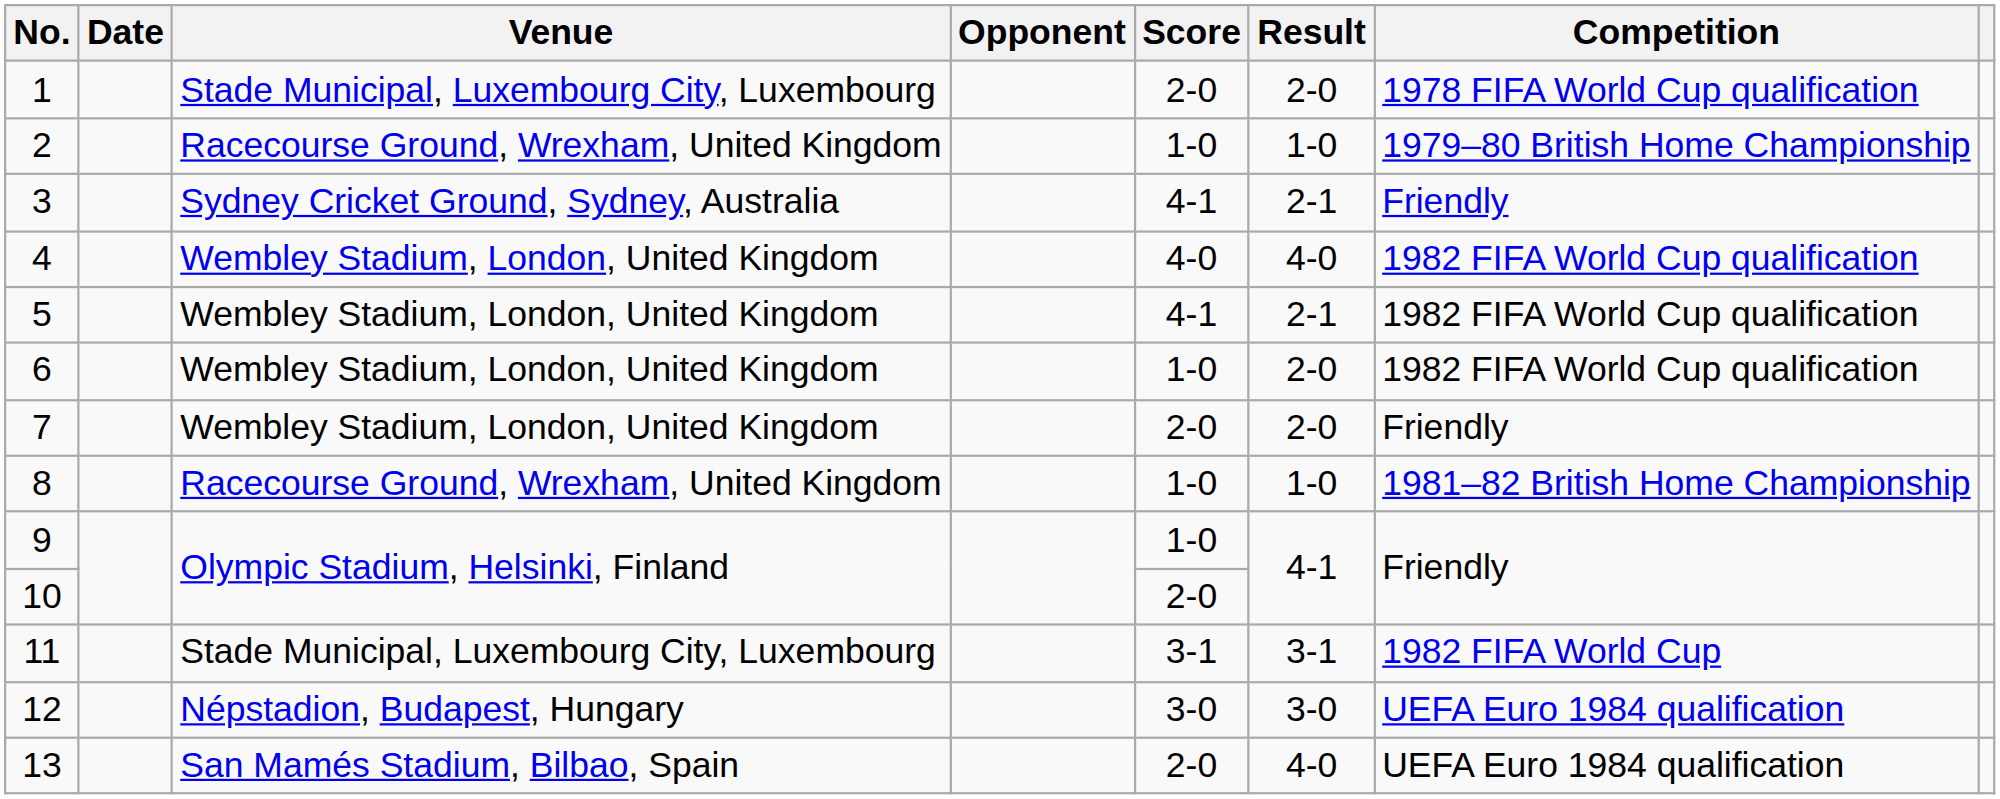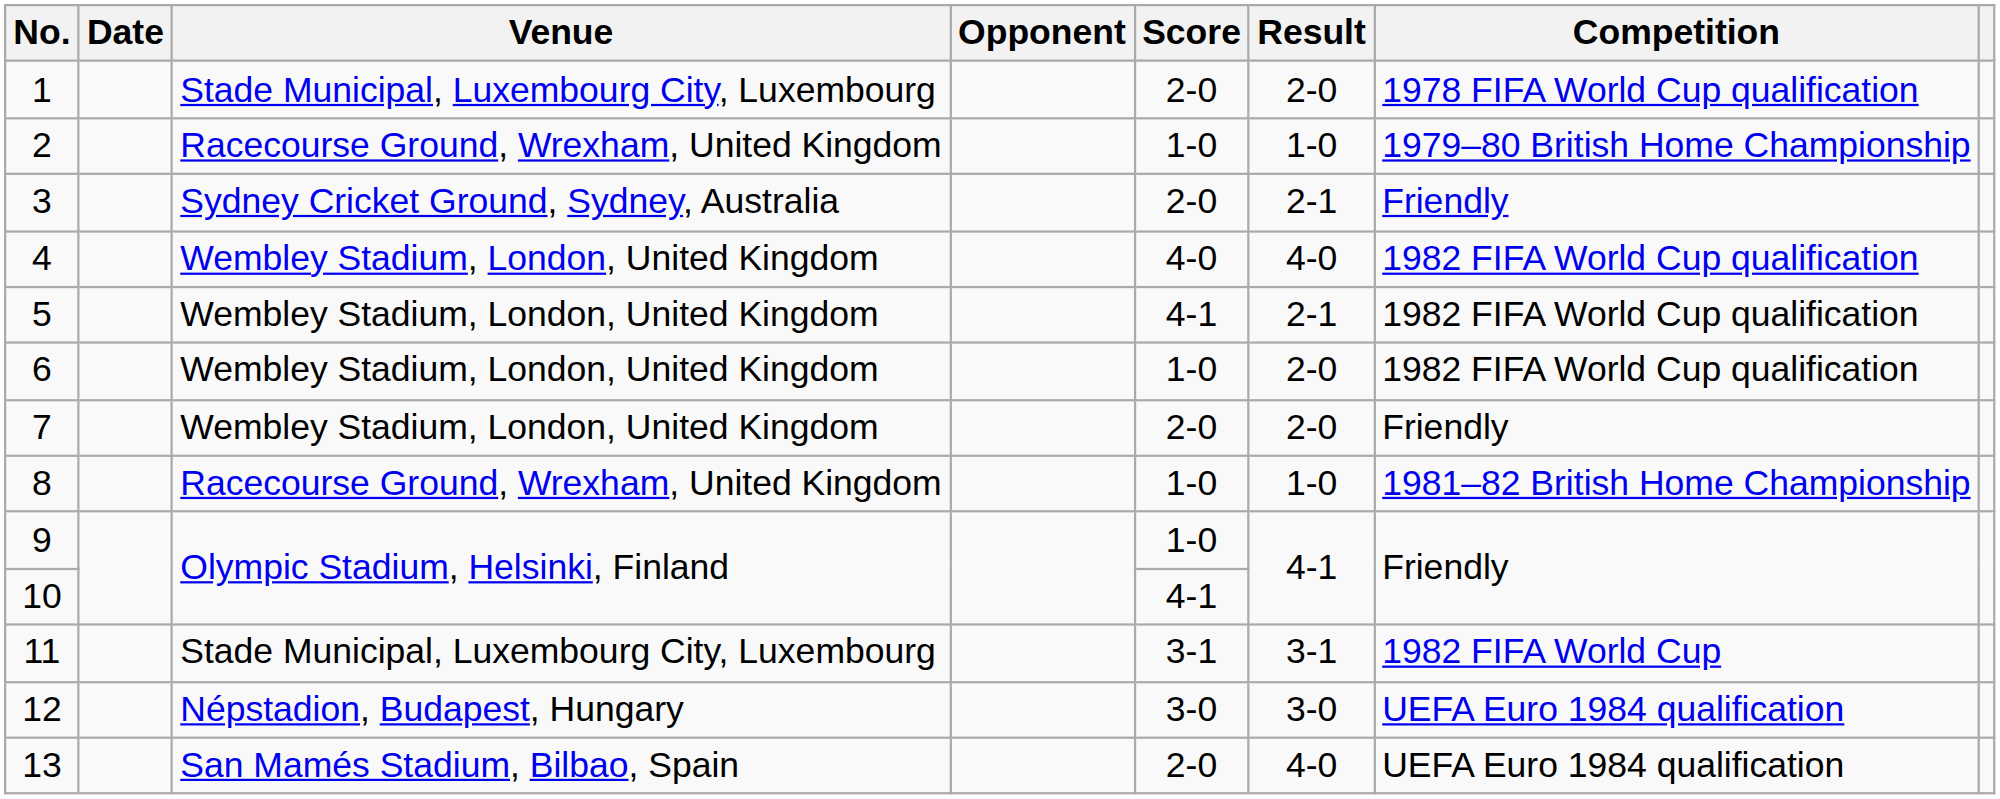(1192, 201) 4-1 -> (1192, 201) 2-0
(1192, 595) 2-0 -> (1192, 595) 4-1
